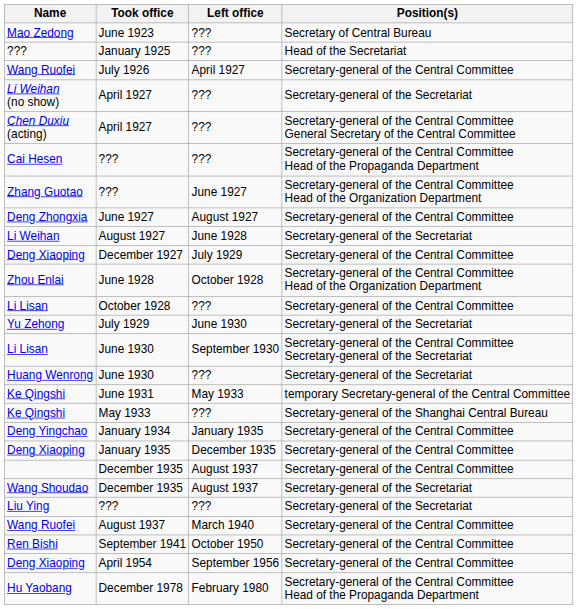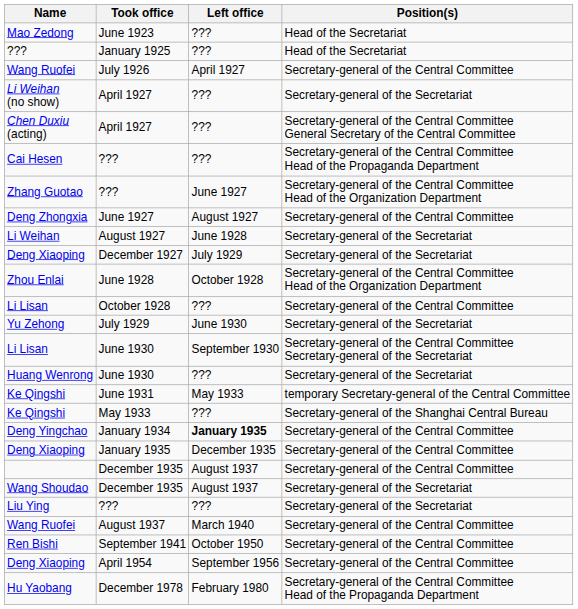(358, 32) Secretary of Central Bureau -> (345, 32) Head of the Secretariat
(399, 254) Secretary-general of the Central Committee -> (378, 254) Secretary-general of the Secretariat
(227, 431) normal -> (229, 431) bold
